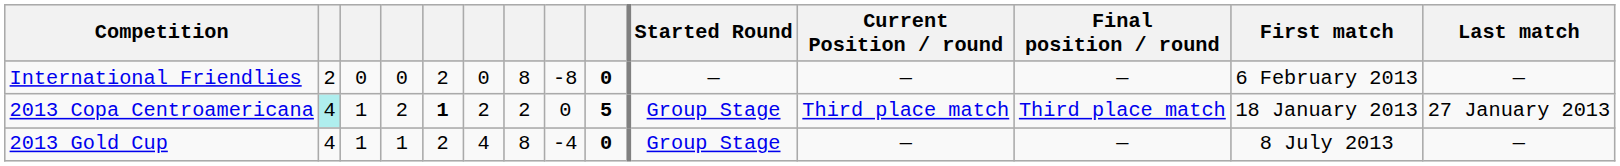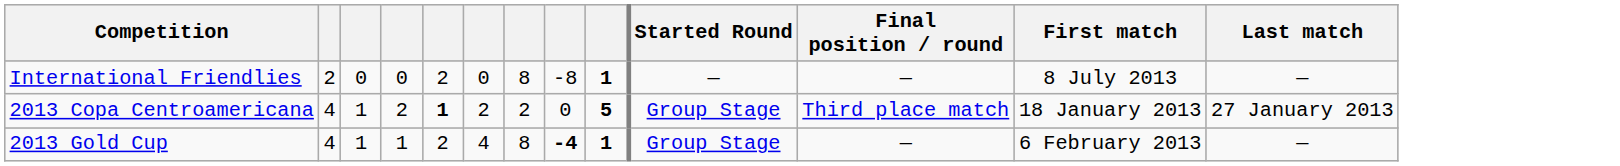- column: (906, 33)
(606, 78) 0 -> (606, 78) 1
(1327, 78) 6 February 2013 -> (1110, 78) 8 July 2013
(330, 111) paleturquoise background -> (330, 111) no background
(565, 144) normal -> (565, 144) bold
(606, 144) 0 -> (606, 144) 1
(1327, 144) 8 July 2013 -> (1110, 144) 6 February 2013
